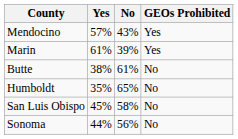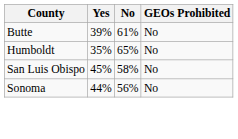- row: (34, 32)
- row: (21, 50)
(101, 69) 38% -> (101, 32) 39%
